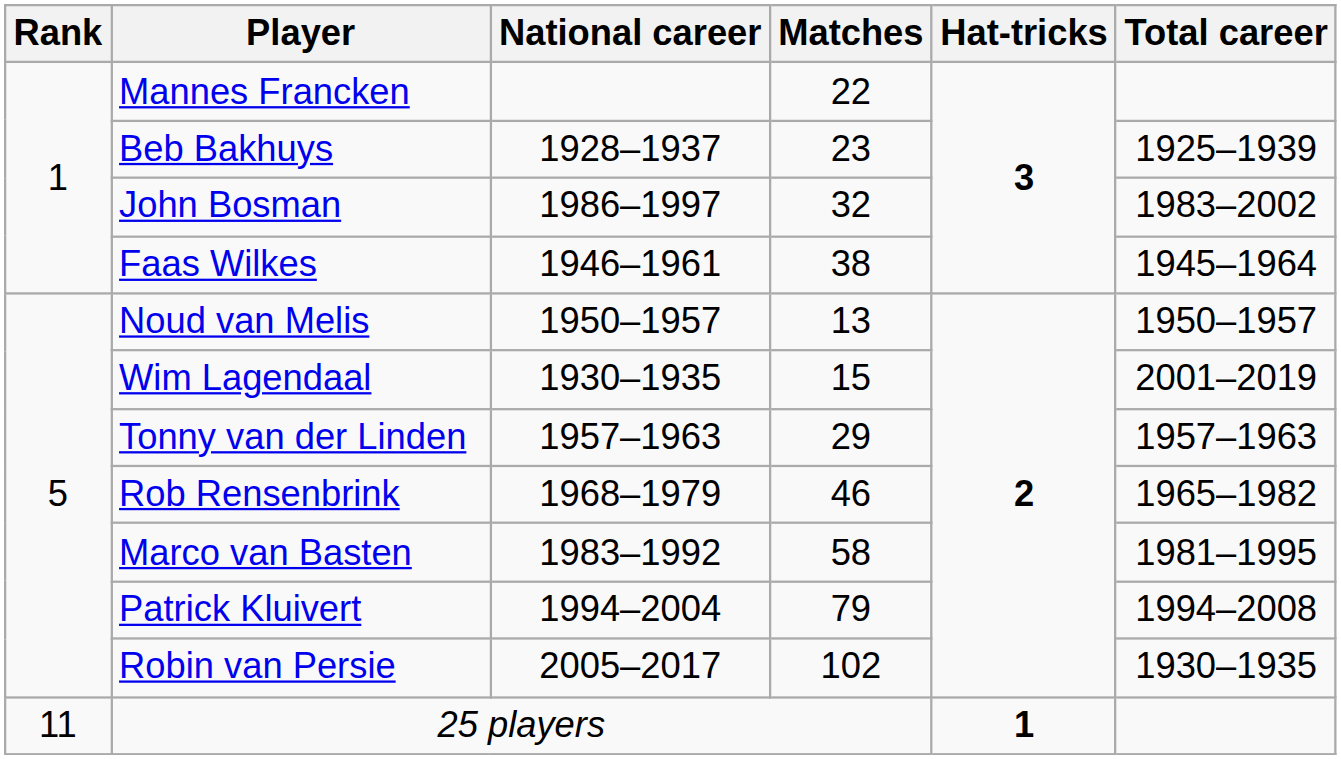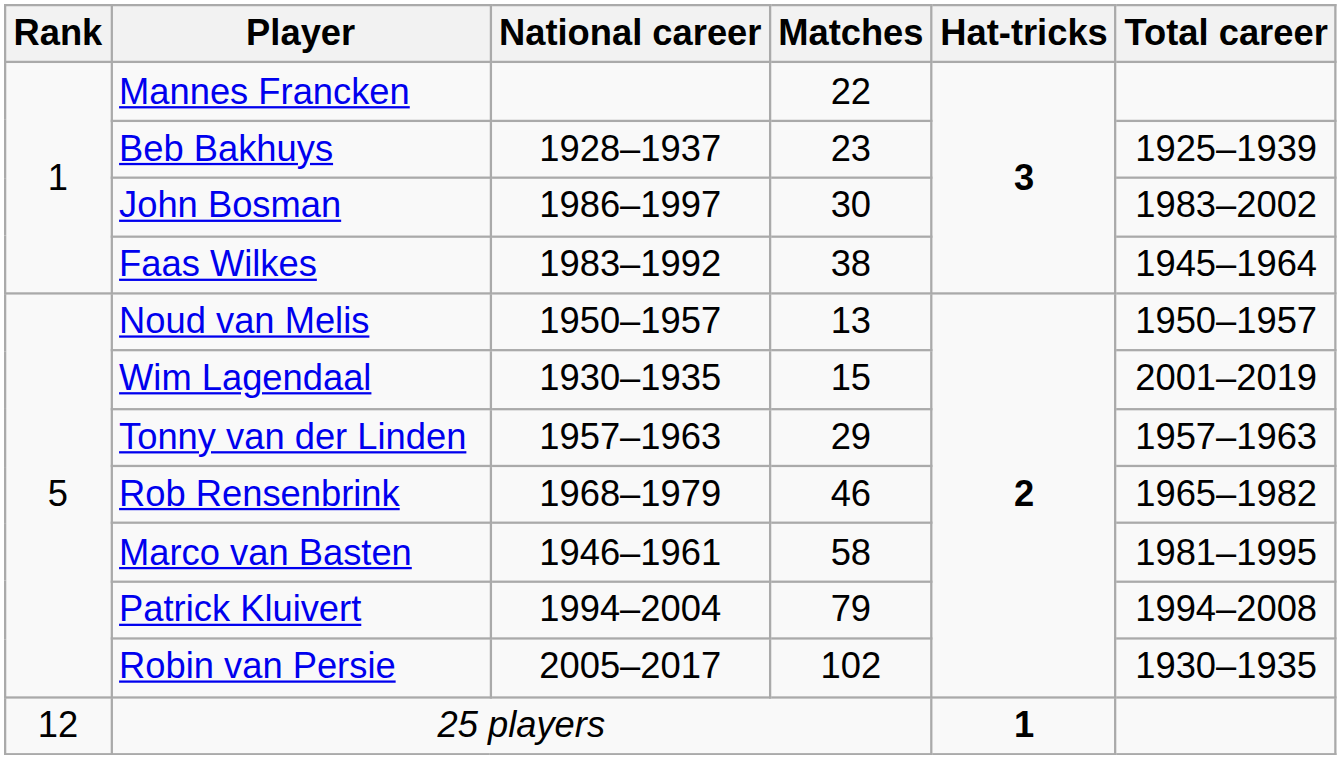(851, 206) 32 -> (851, 206) 30
(630, 263) 1946–1961 -> (630, 263) 1983–1992
(630, 551) 1983–1992 -> (630, 551) 1946–1961
(58, 724) 11 -> (58, 724) 12
